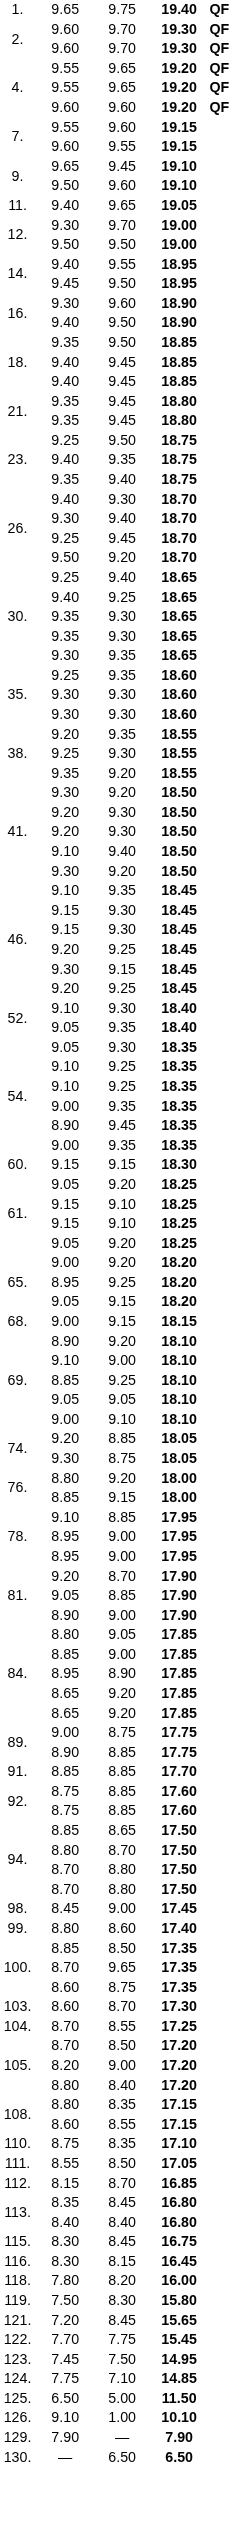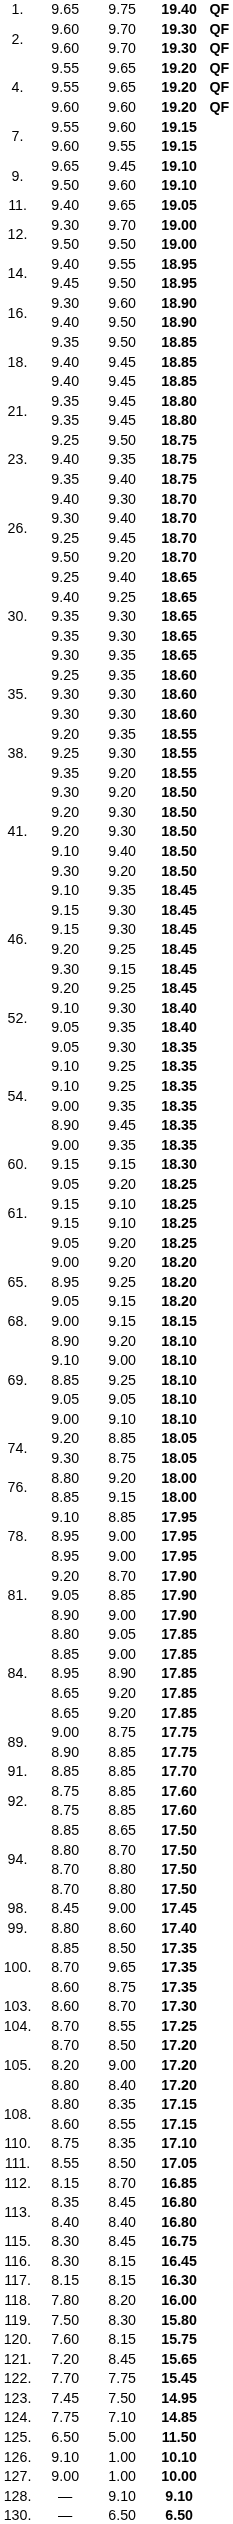+ row: (18, 2281)
+ row: (18, 2339)
+ row: (18, 2476)
+ row: (18, 2496)
- row: (18, 2437)
